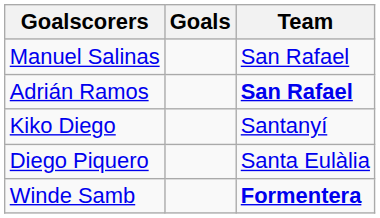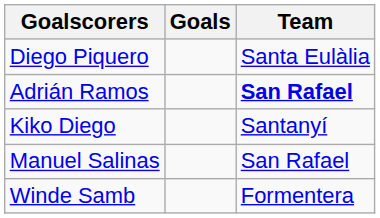rows swapped: (79, 160) <-> (85, 56)
(301, 195) bold -> (297, 195) normal
